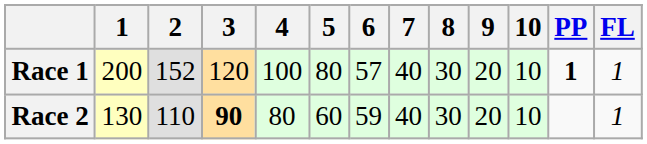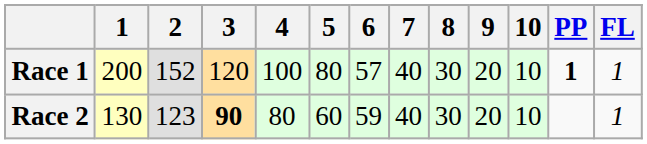(175, 115) 110 -> (175, 115) 123
